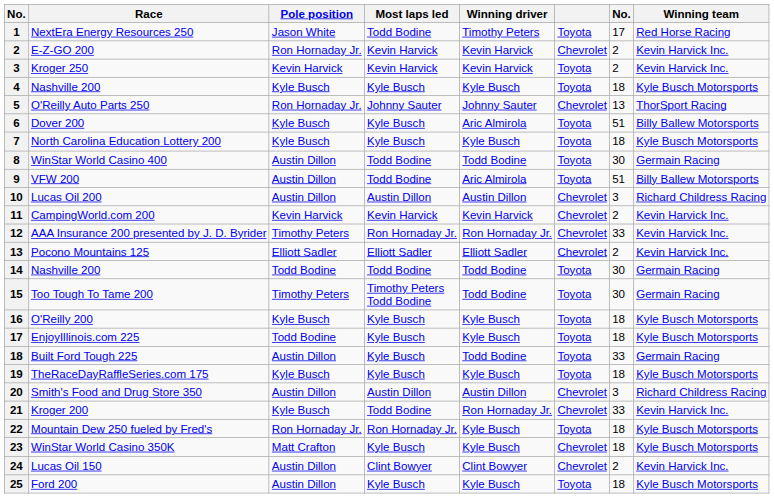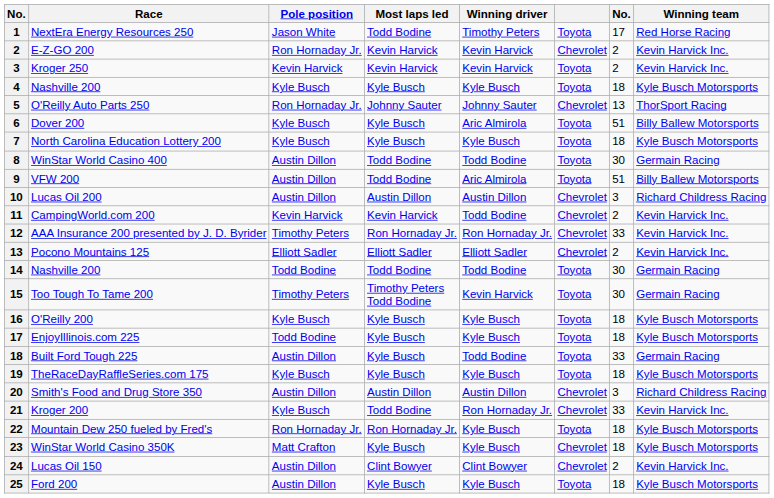(498, 215) Kevin Harvick -> (494, 215) Todd Bodine
(494, 294) Todd Bodine -> (498, 294) Kevin Harvick
